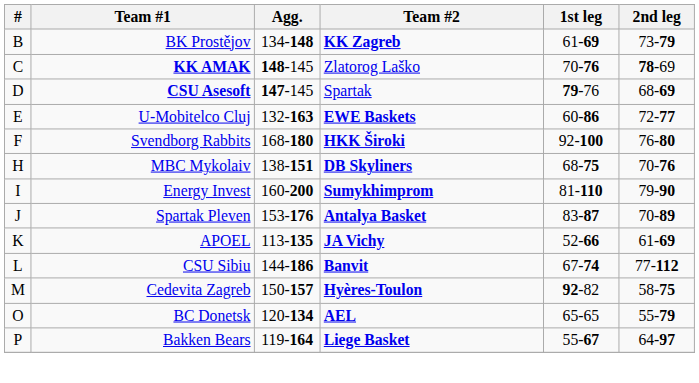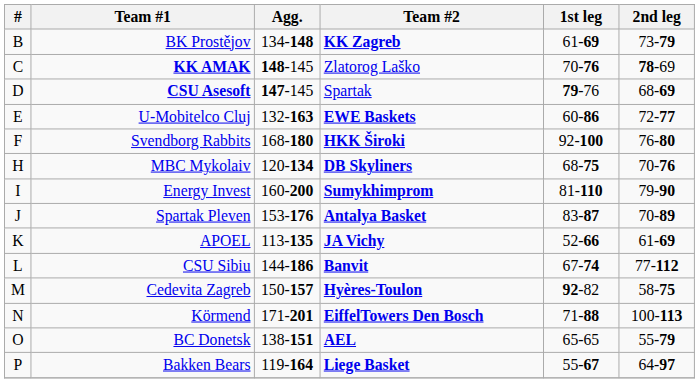(287, 166) 138-151 -> (287, 166) 120-134
+ row: (221, 315)
(287, 315) 120-134 -> (287, 340) 138-151
